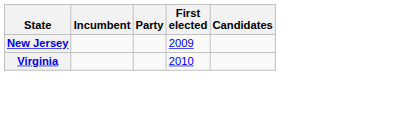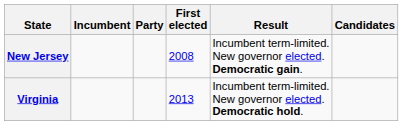+ column: (271, 25)
(181, 43) 2009 -> (181, 56) 2008
(181, 61) 2010 -> (181, 99) 2013
